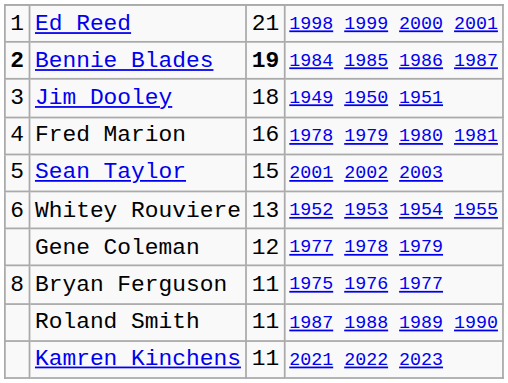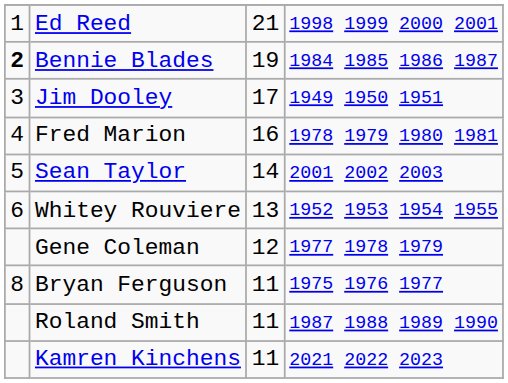(266, 61) bold -> (266, 61) normal
(266, 98) 18 -> (266, 98) 17
(266, 173) 15 -> (266, 173) 14
